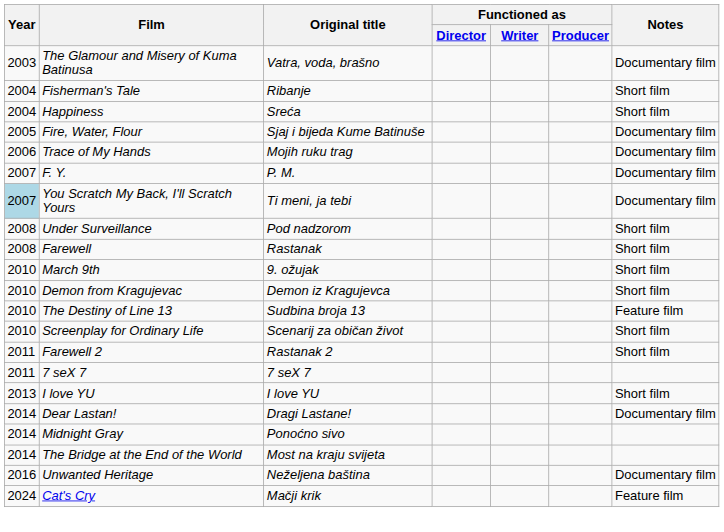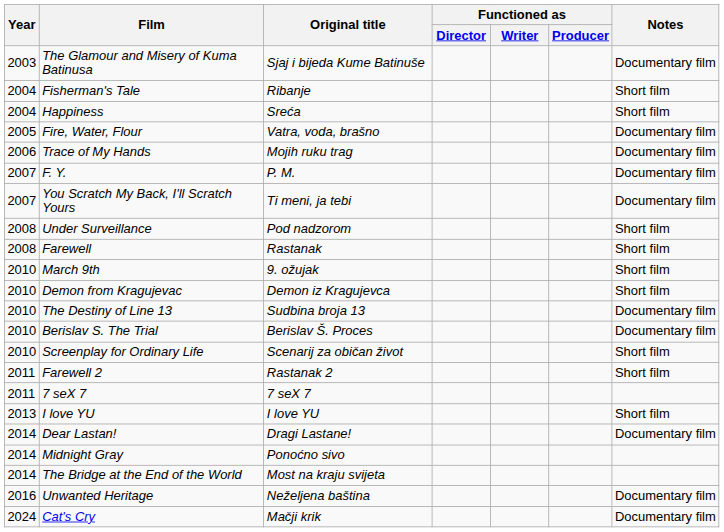(323, 63) Vatra, voda, brašno -> (346, 63) Sjaj i bijeda Kume Batinuše
(346, 132) Sjaj i bijeda Kume Batinuše -> (323, 132) Vatra, voda, brašno
(22, 201) lightblue background -> (22, 201) no background
(649, 311) Feature film -> (665, 311) Documentary film
+ row: (100, 331)
(649, 496) Feature film -> (665, 516) Documentary film
